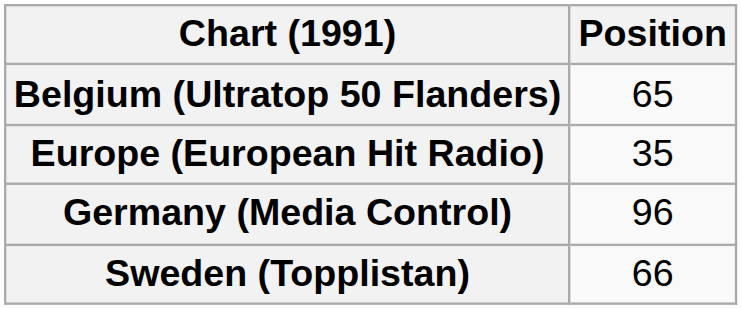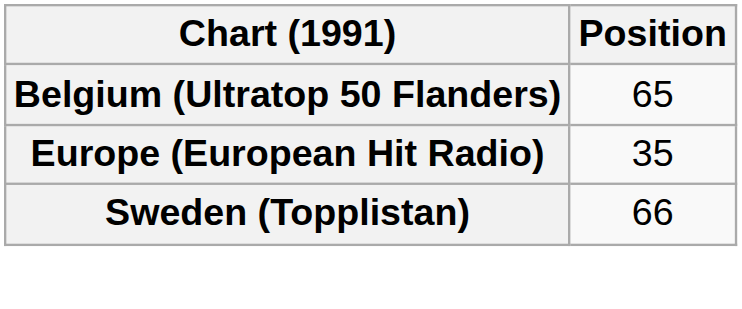- row: (288, 213)
